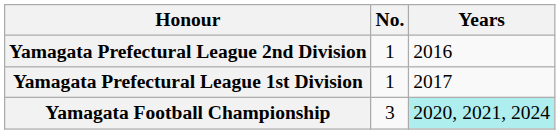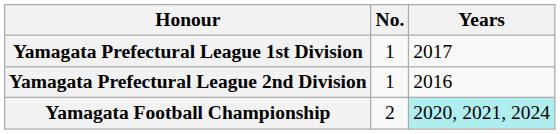rows swapped: (188, 50) <-> (188, 81)
(390, 112) 3 -> (390, 112) 2
